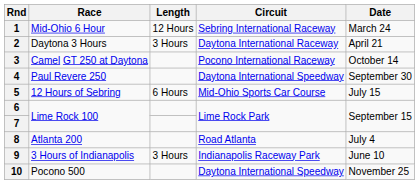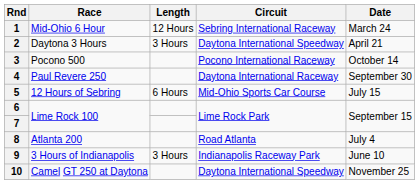(268, 45) Daytona International Raceway -> (271, 45) Daytona International Speedway
(89, 60) Camel GT 250 at Daytona -> (58, 60) Pocono 500
(271, 76) Daytona International Speedway -> (268, 76) Daytona International Raceway
(58, 172) Pocono 500 -> (89, 172) Camel GT 250 at Daytona
